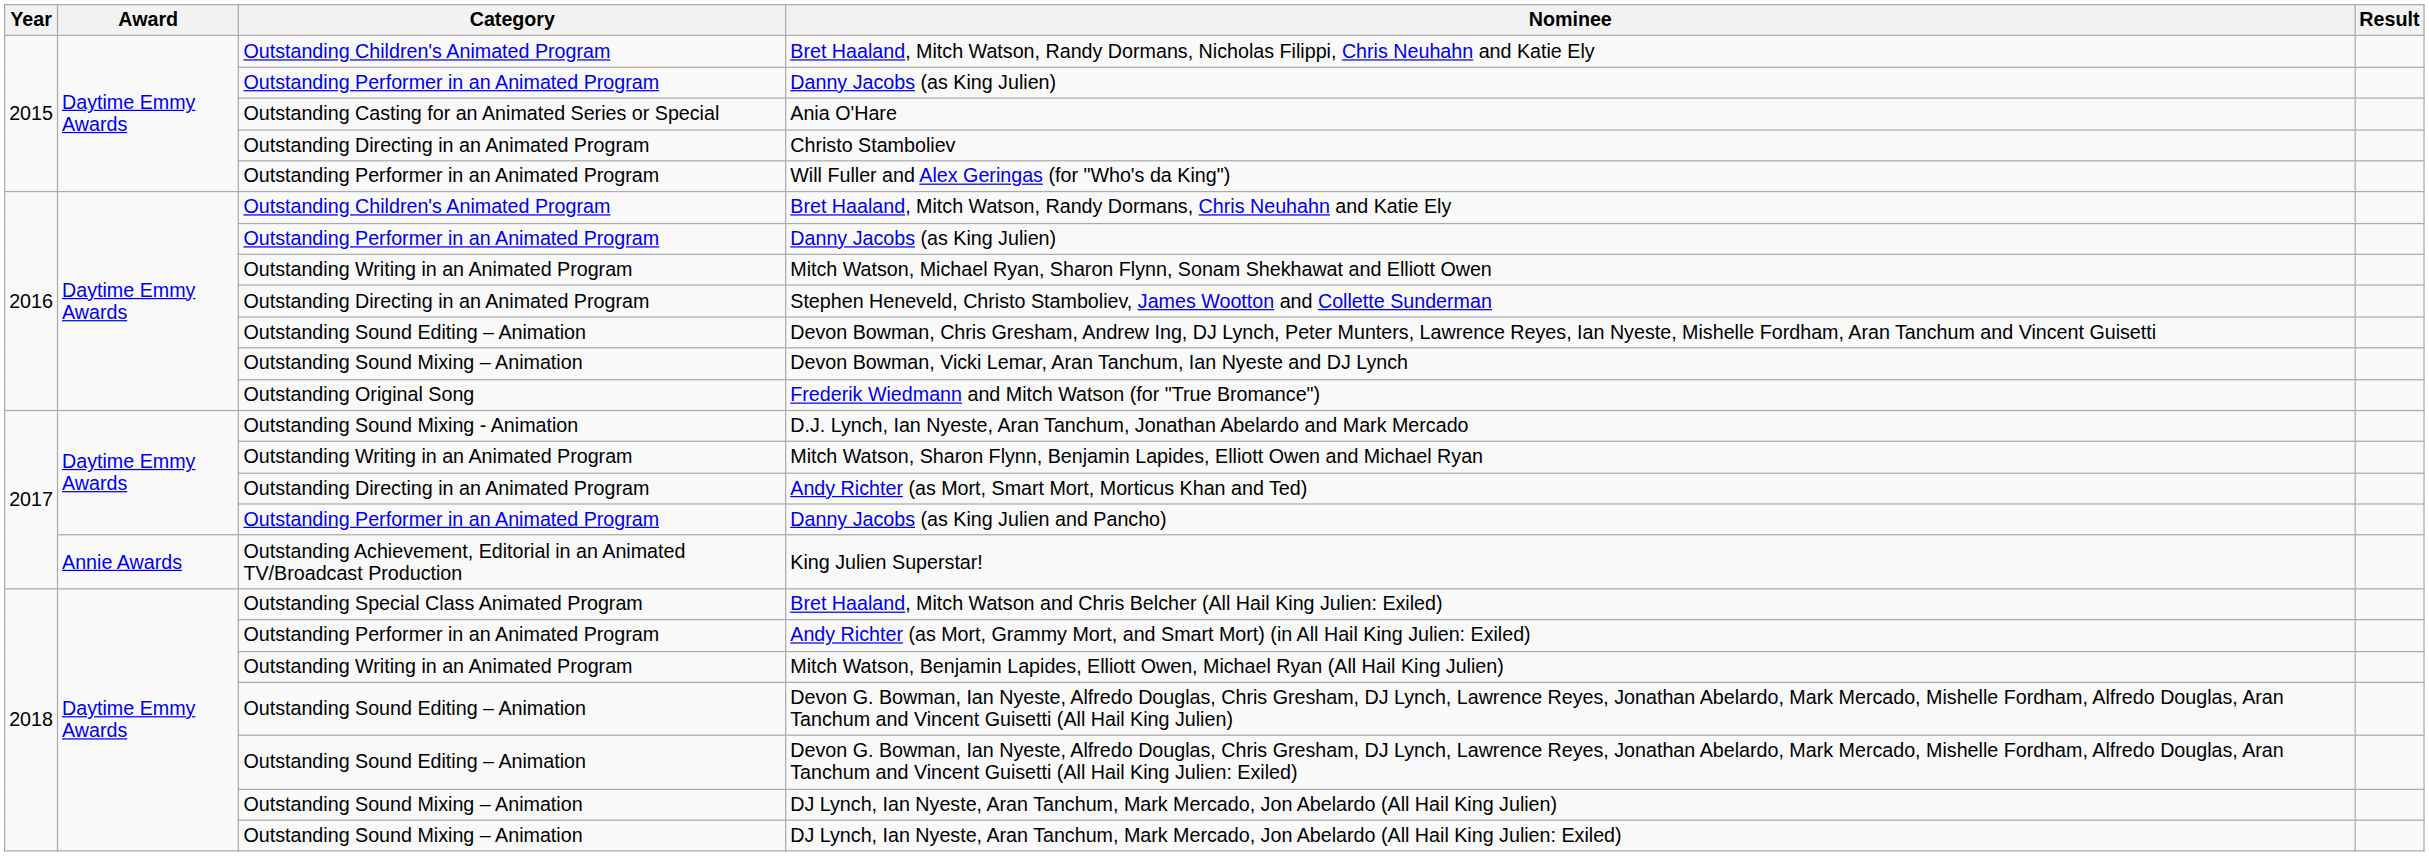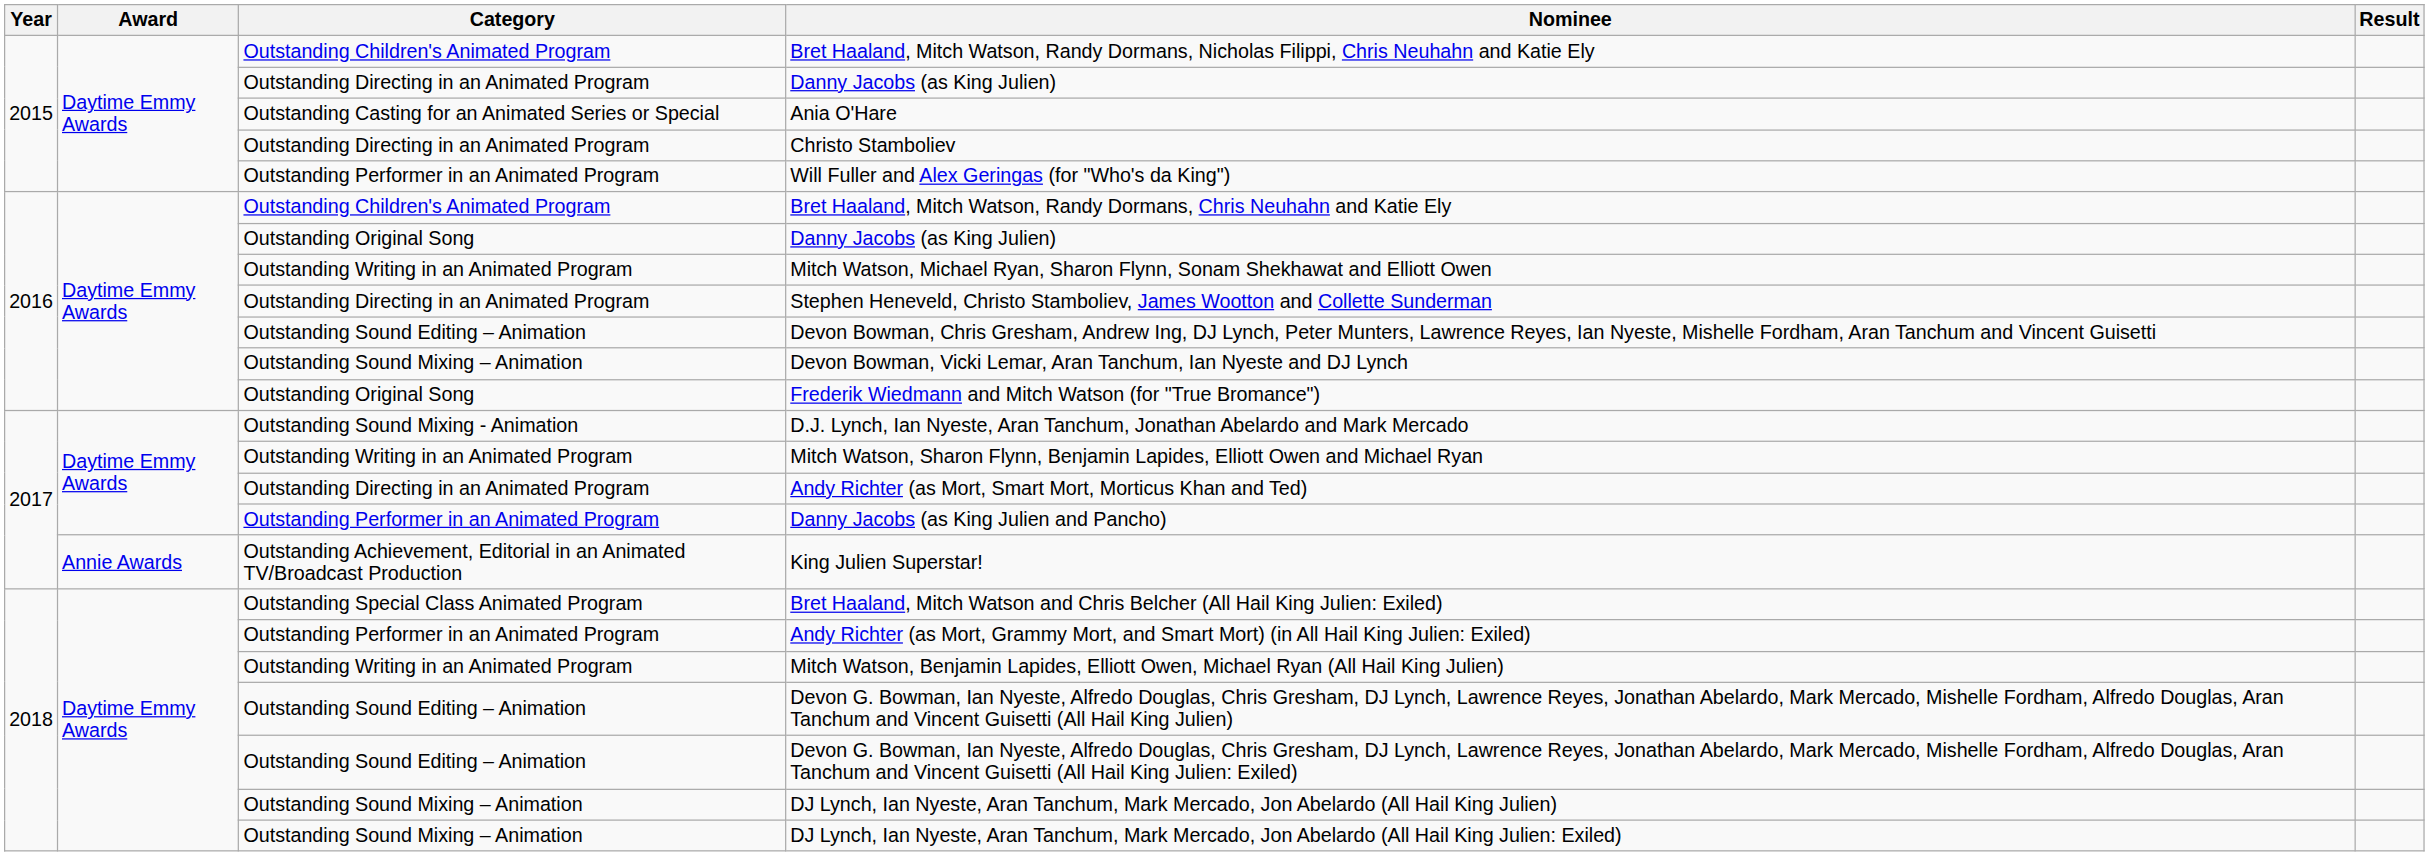(451, 82) Outstanding Performer in an Animated Program -> (446, 82) Outstanding Directing in an Animated Program
(451, 238) Outstanding Performer in an Animated Program -> (359, 238) Outstanding Original Song
